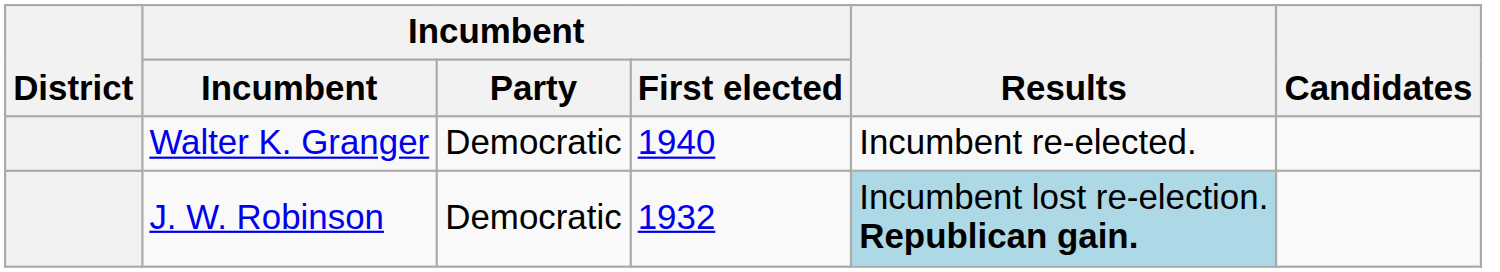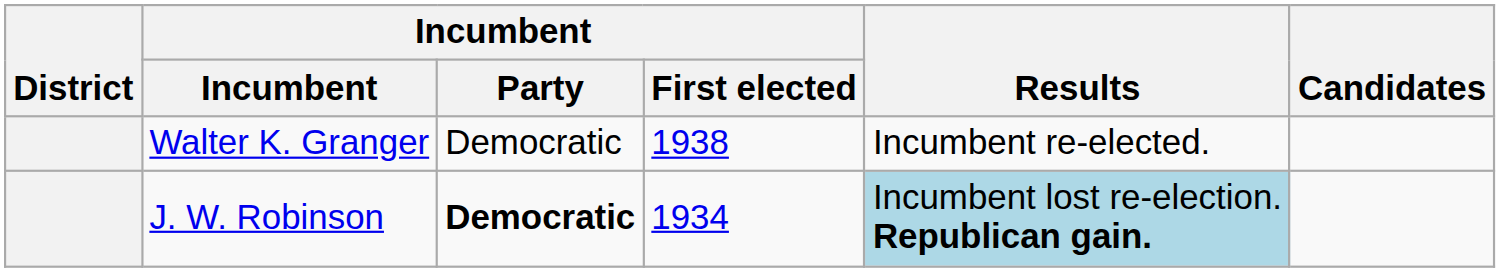(676, 142) 1940 -> (690, 142) 1938
(533, 217) normal -> (540, 217) bold
(676, 217) 1932 -> (690, 217) 1934
